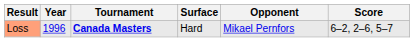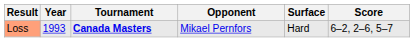columns swapped: (199, 12) <-> (274, 12)
(54, 28) 1996 -> (54, 28) 1993
